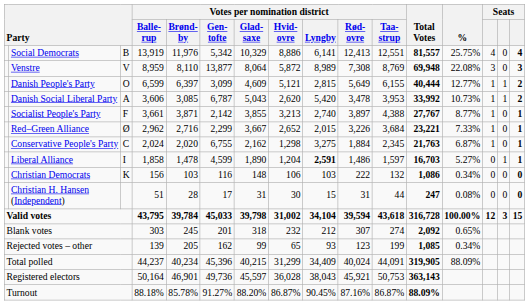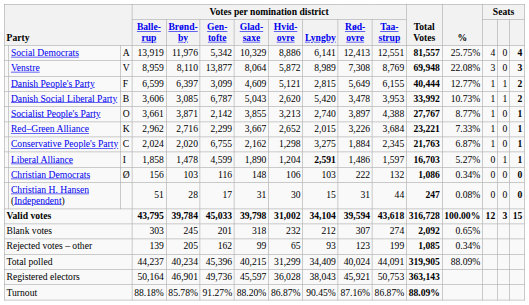(126, 53) B -> (126, 53) A
(126, 83) O -> (125, 83) F
(126, 99) A -> (126, 99) B
(125, 114) F -> (126, 114) O
(126, 129) Ø -> (126, 129) K
(126, 175) K -> (126, 175) Ø
